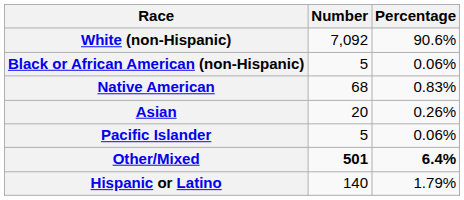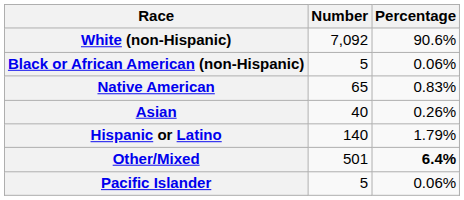(360, 87) 68 -> (360, 87) 65
(360, 111) 20 -> (360, 111) 40
rows swapped: (156, 135) <-> (156, 183)
(356, 159) bold -> (356, 159) normal
